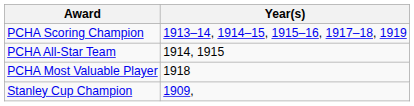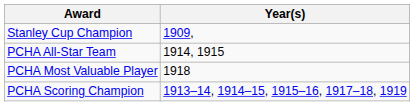rows swapped: (75, 33) <-> (70, 91)
